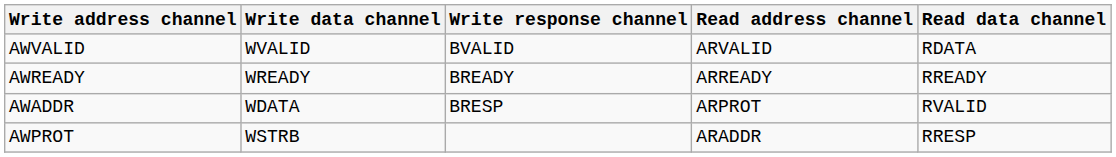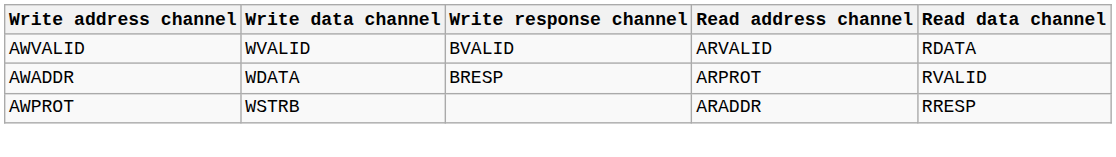- row: (47, 78)
